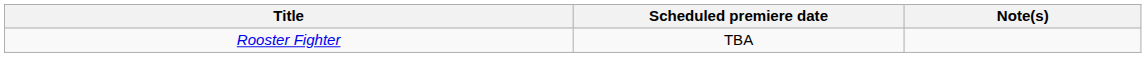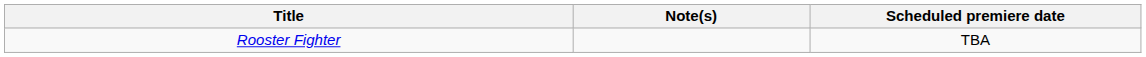columns swapped: (739, 16) <-> (1023, 16)
